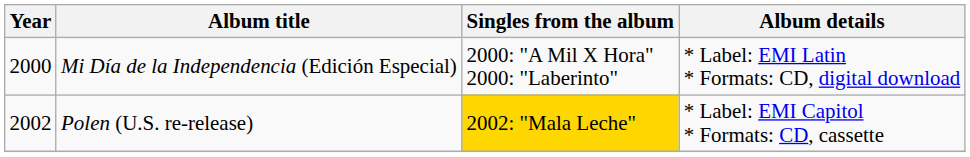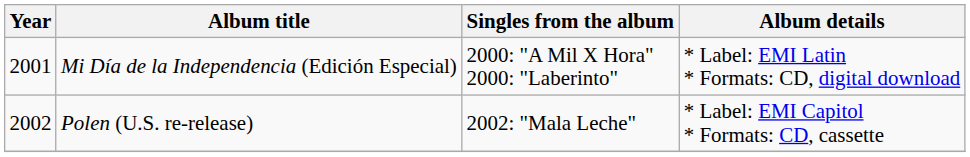(30, 66) 2000 -> (30, 66) 2001
(551, 122) gold background -> (551, 122) no background
